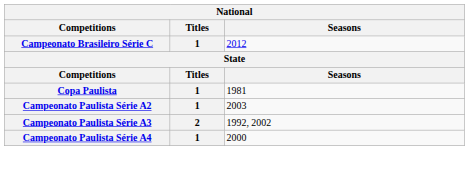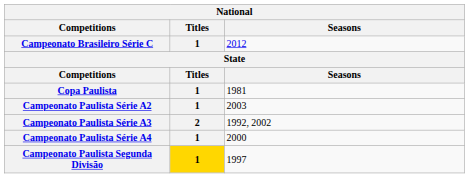+ row: (87, 159)
